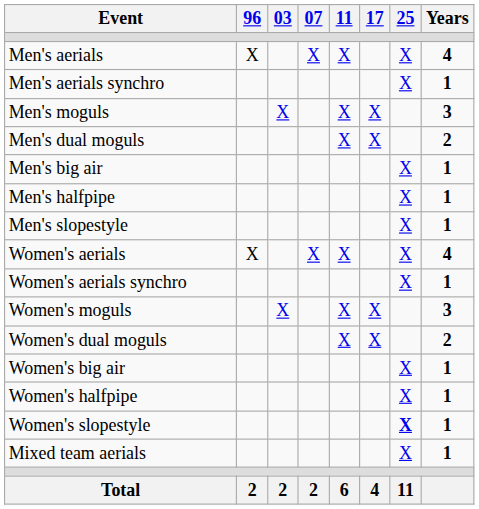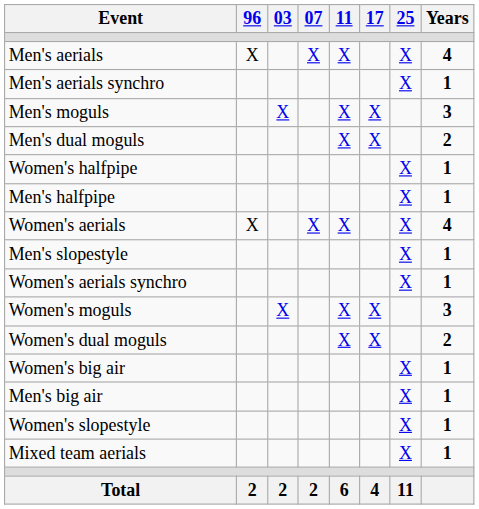rows swapped: (56, 169) <-> (73, 396)
rows swapped: (68, 225) <-> (67, 254)
(405, 424) bold -> (405, 424) normal
